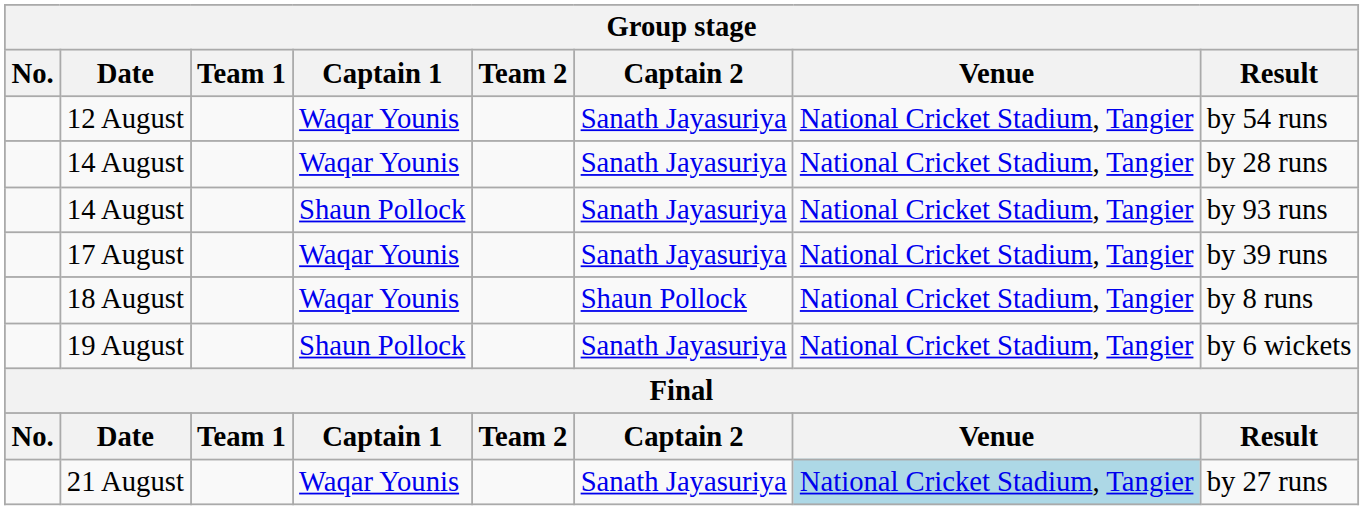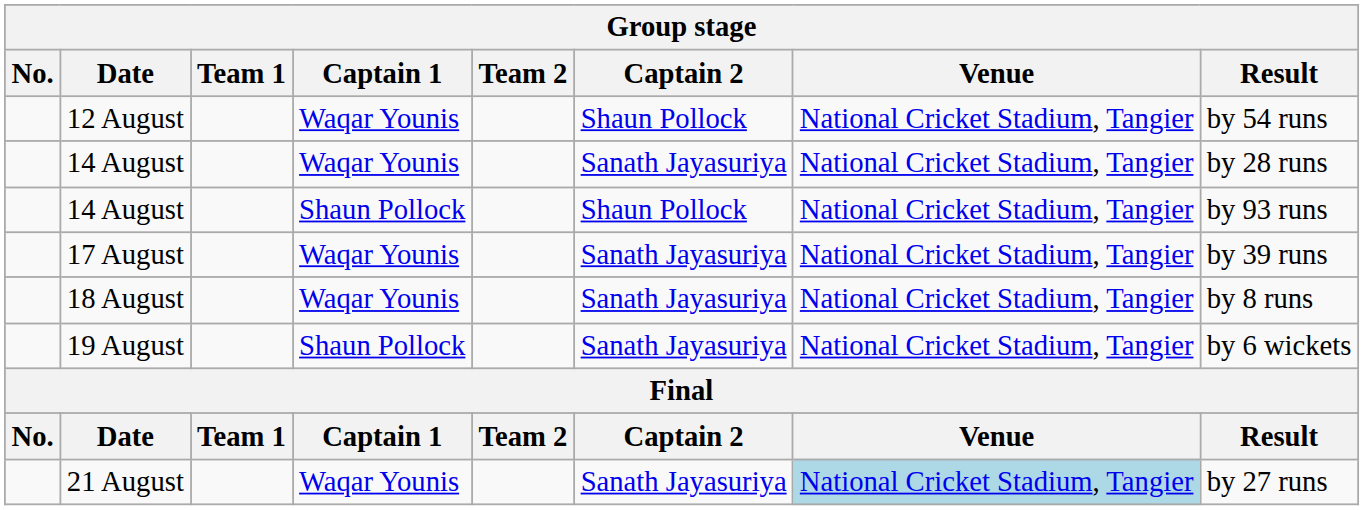(684, 118) Sanath Jayasuriya -> (664, 118) Shaun Pollock
(684, 208) Sanath Jayasuriya -> (664, 208) Shaun Pollock
(664, 299) Shaun Pollock -> (684, 299) Sanath Jayasuriya
